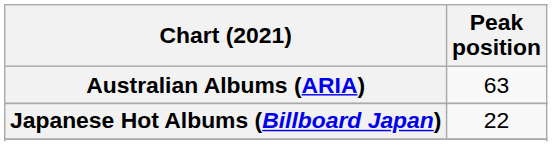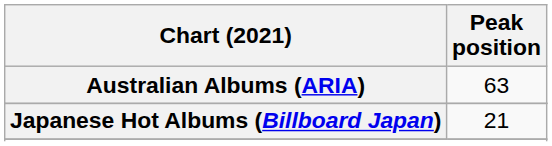(496, 120) 22 -> (496, 120) 21
